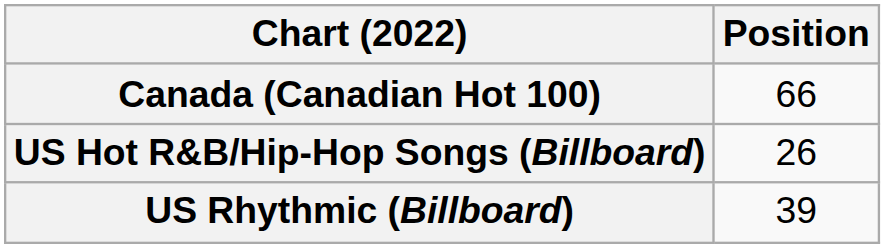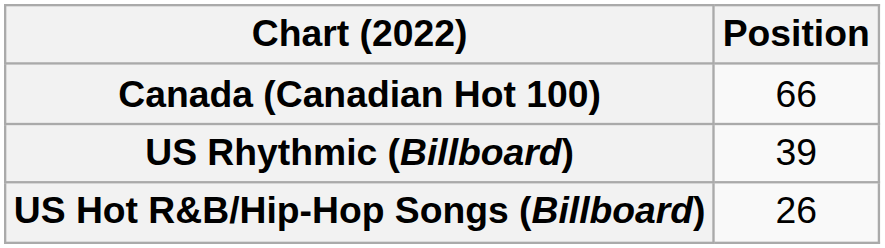rows swapped: (360, 152) <-> (360, 211)
